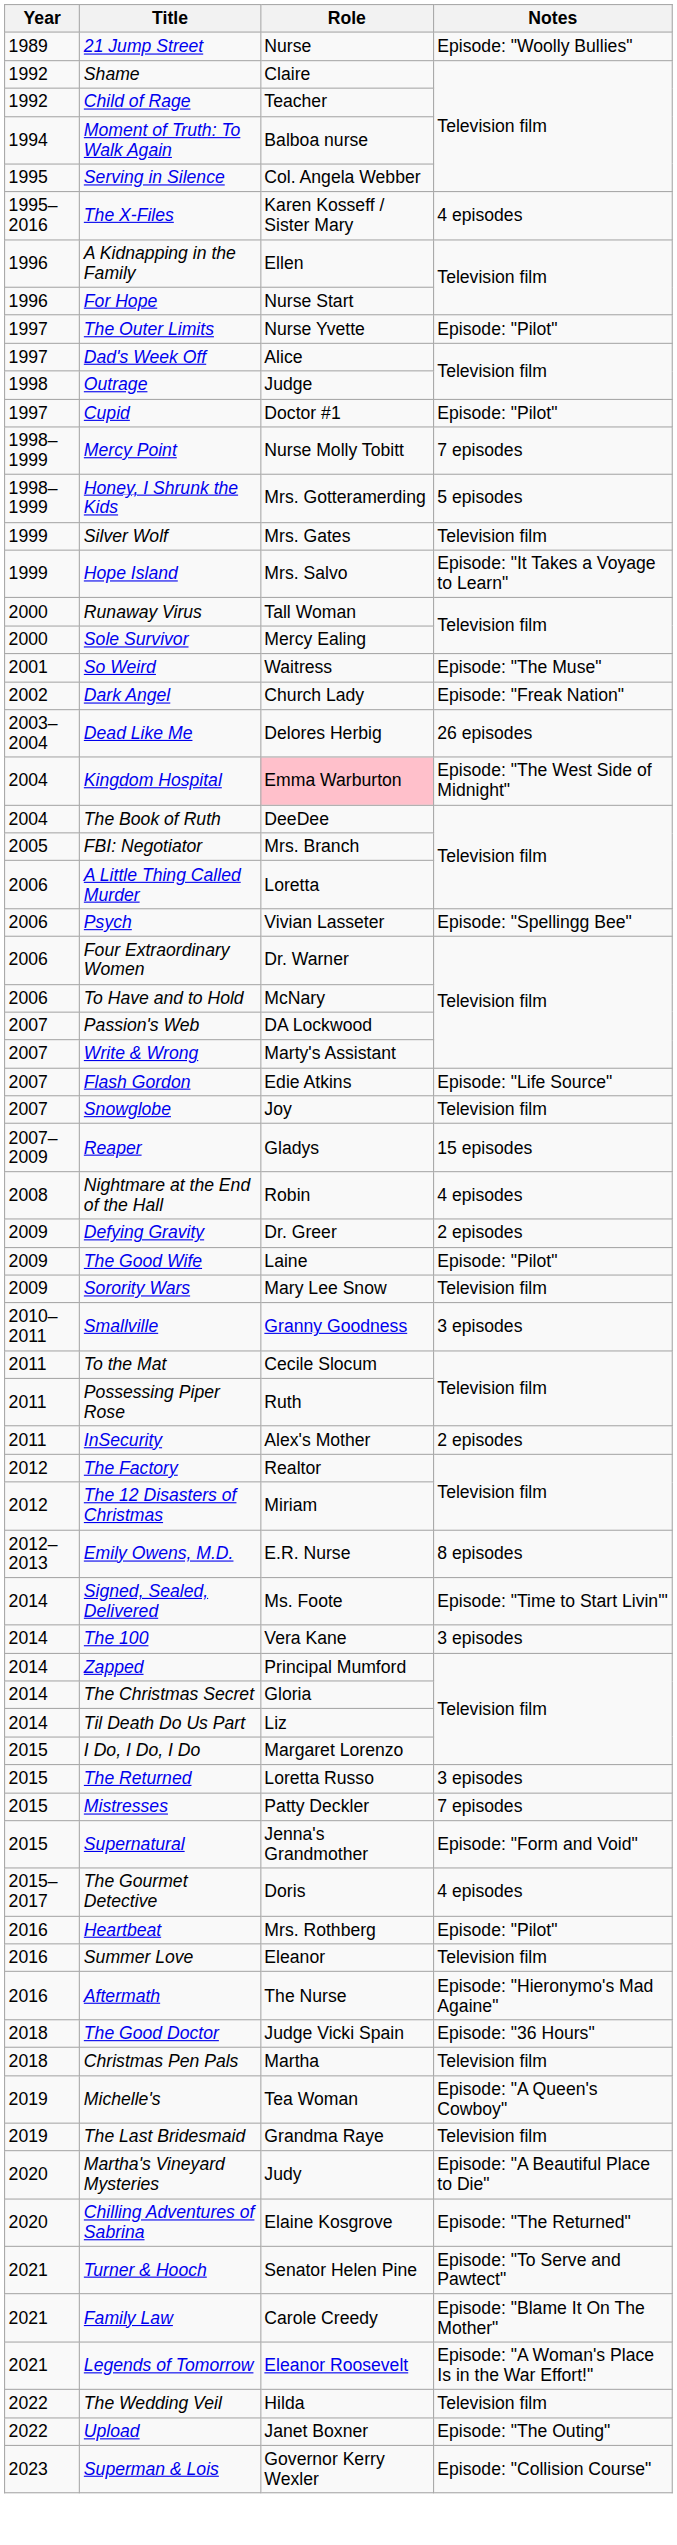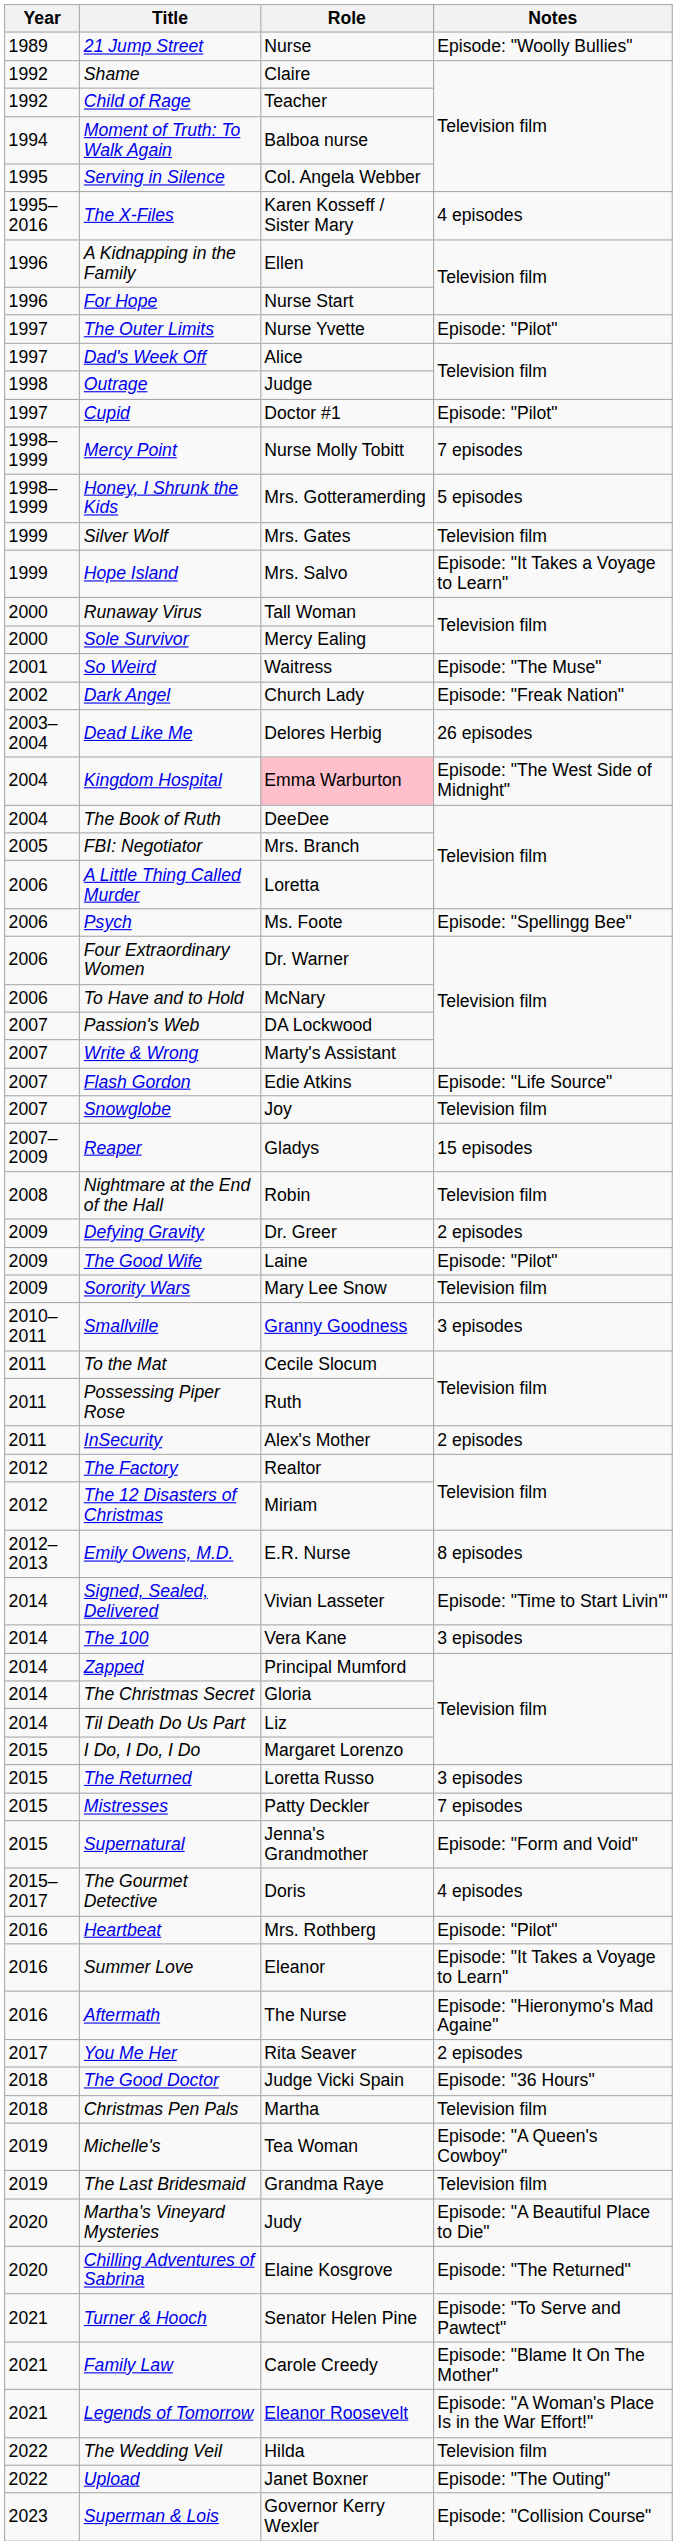(324, 922) Vivian Lasseter -> (304, 922) Ms. Foote
(480, 1195) 4 episodes -> (492, 1195) Television film
(304, 1601) Ms. Foote -> (324, 1601) Vivian Lasseter
(492, 1957) Television film -> (546, 1967) Episode: "It Takes a Voyage to Learn"
+ row: (130, 2053)
